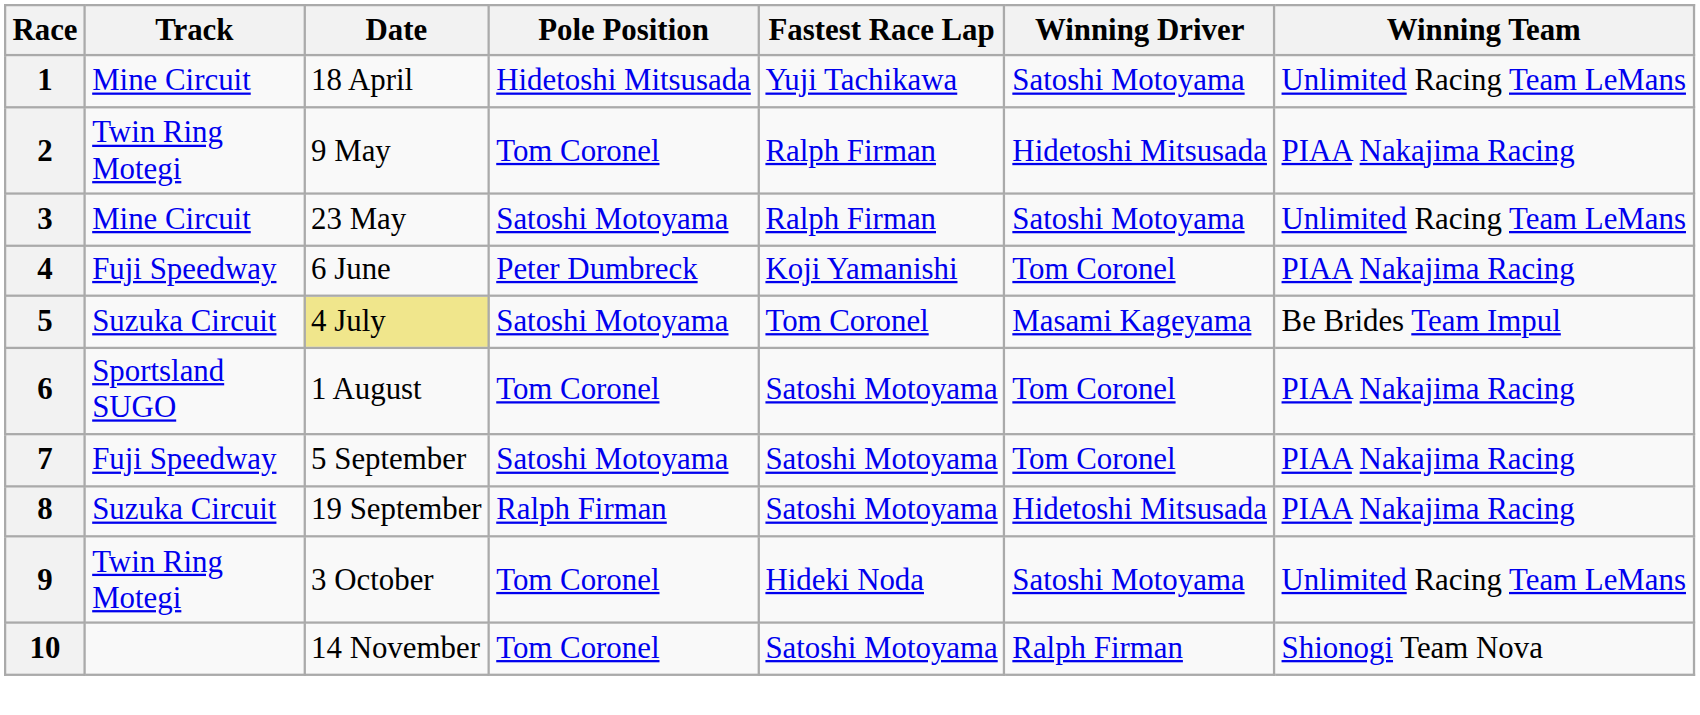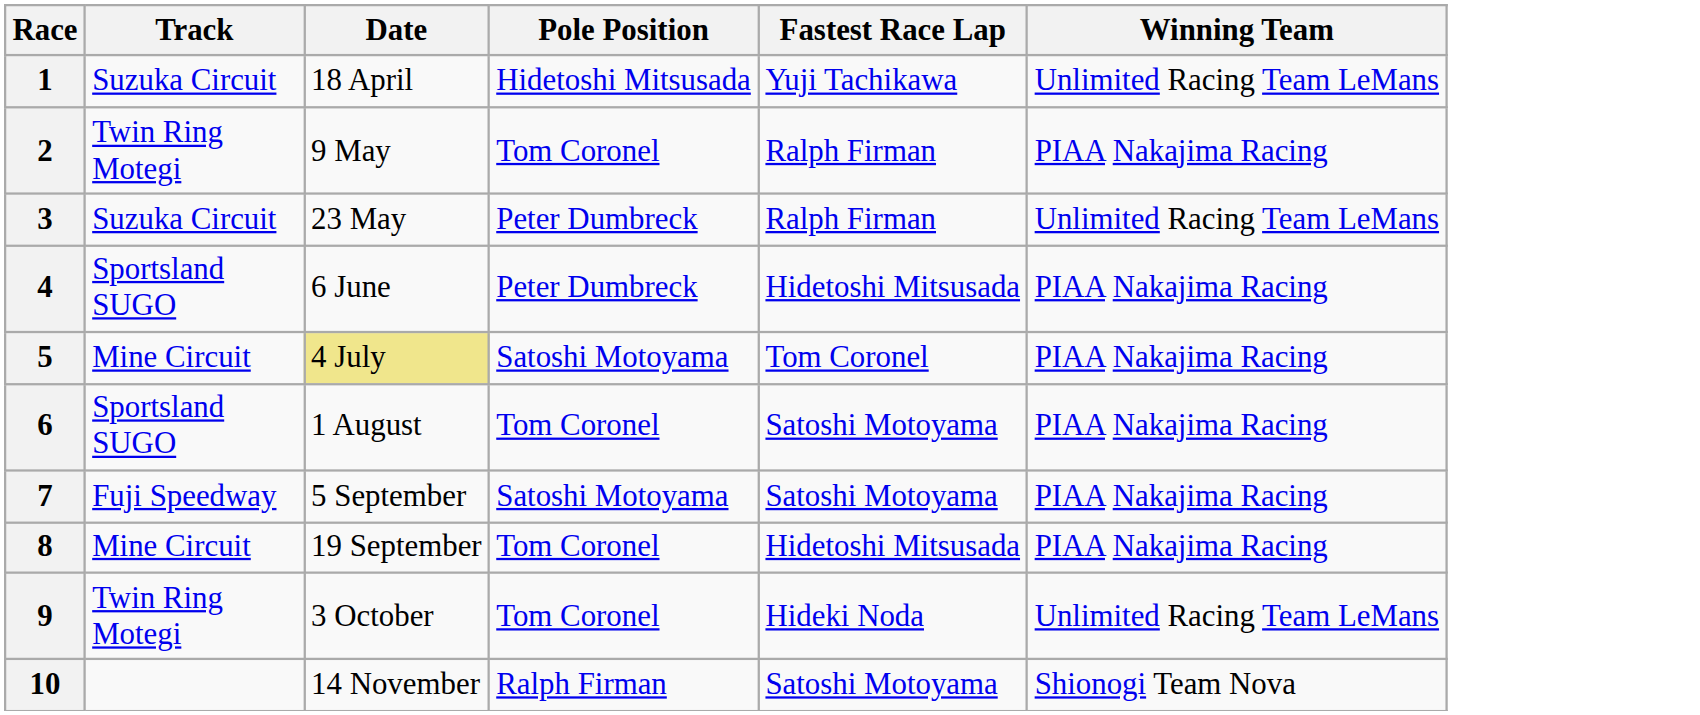- column: (1140, 29)
(171, 80) Mine Circuit -> (184, 80) Suzuka Circuit
(171, 218) Mine Circuit -> (184, 218) Suzuka Circuit
(612, 218) Satoshi Motoyama -> (597, 218) Peter Dumbreck
(184, 269) Fuji Speedway -> (158, 287) Sportsland SUGO
(861, 269) Koji Yamanishi -> (893, 287) Hidetoshi Mitsusada
(184, 320) Suzuka Circuit -> (171, 356) Mine Circuit
(1421, 320) Be Brides Team Impul -> (1181, 356) PIAA Nakajima Racing
(184, 509) Suzuka Circuit -> (171, 545) Mine Circuit
(582, 509) Ralph Firman -> (578, 545) Tom Coronel
(882, 509) Satoshi Motoyama -> (893, 545) Hidetoshi Mitsusada
(578, 647) Tom Coronel -> (582, 684) Ralph Firman
